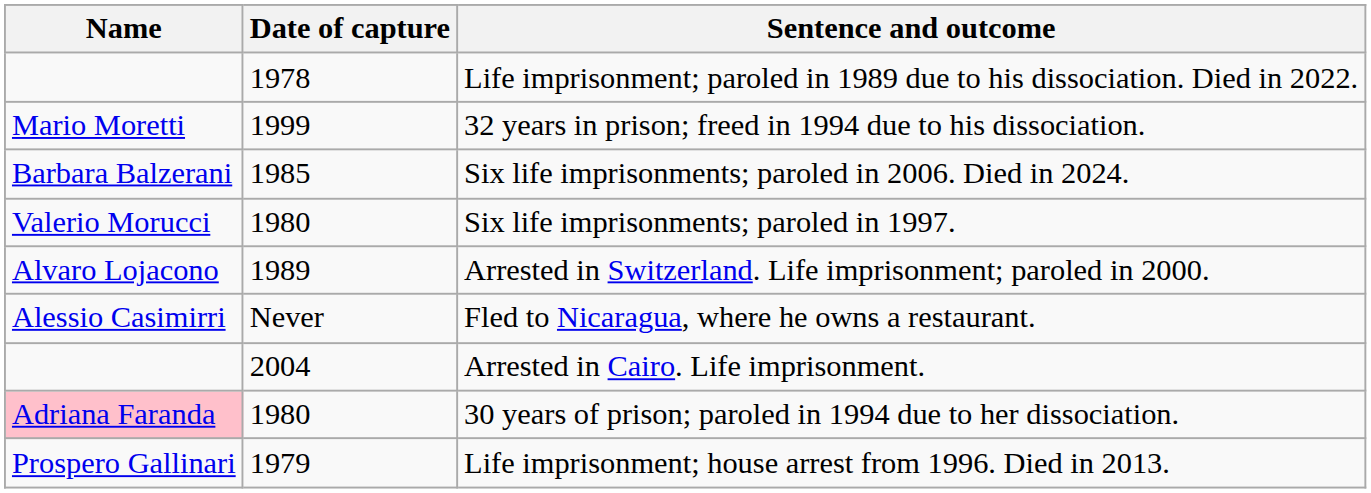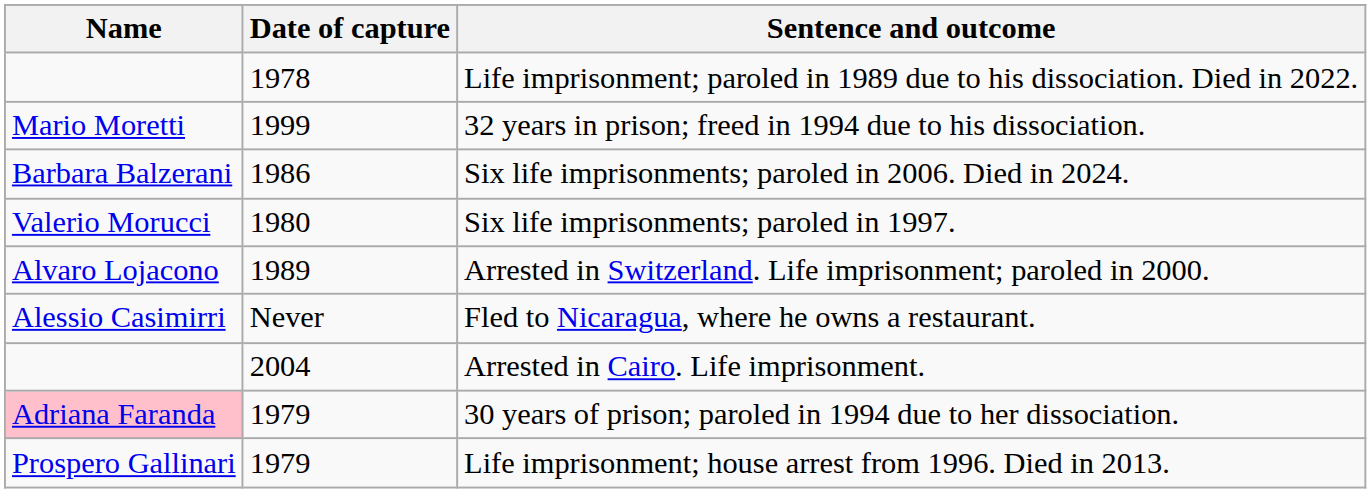(280, 173) 1985 -> (280, 173) 1986
(280, 414) 1980 -> (280, 414) 1979
